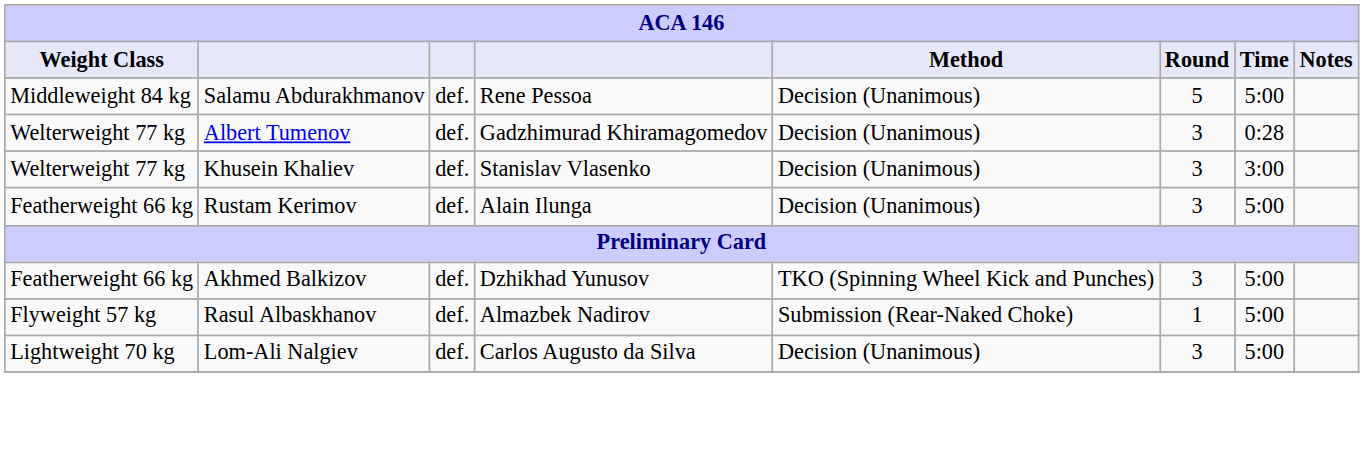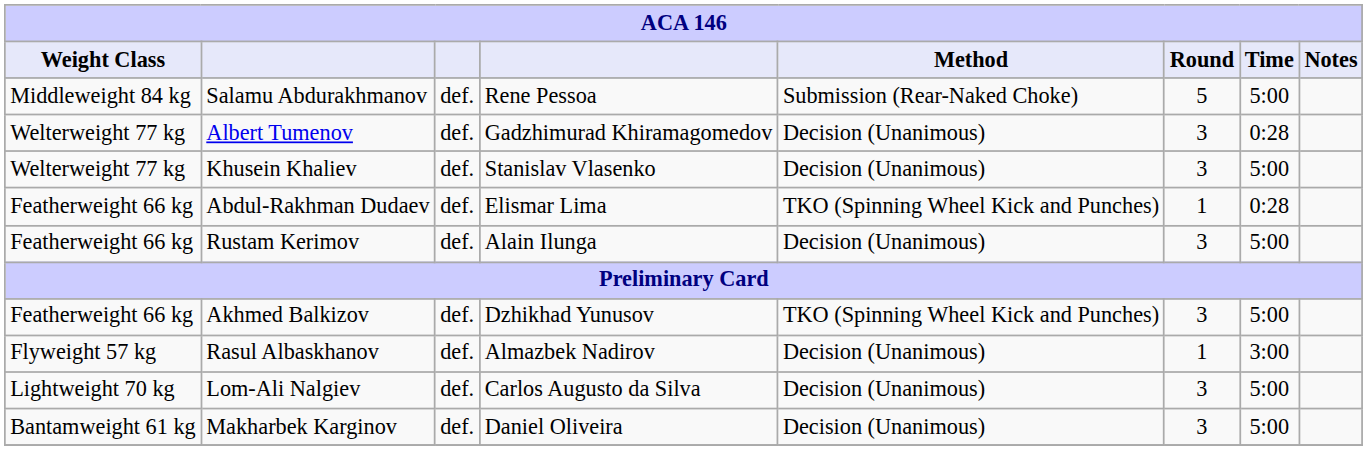(879, 96) Decision (Unanimous) -> (930, 96) Submission (Rear-Naked Choke)
(1264, 169) 3:00 -> (1269, 169) 5:00
+ row: (318, 206)
(926, 316) Submission (Rear-Naked Choke) -> (884, 352) Decision (Unanimous)
(1264, 316) 5:00 -> (1269, 352) 3:00
+ row: (302, 426)
